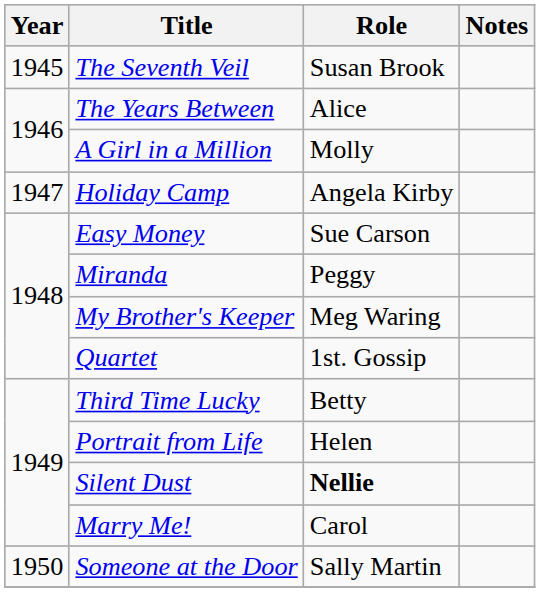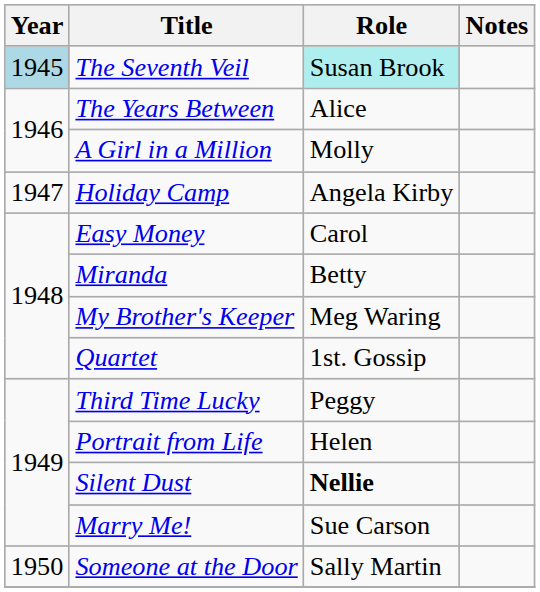(37, 66) no background -> (37, 66) lightblue background
(377, 66) no background -> (377, 66) paleturquoise background
(370, 233) Sue Carson -> (339, 233) Carol
(343, 274) Peggy -> (338, 274) Betty
(338, 399) Betty -> (343, 399) Peggy
(339, 524) Carol -> (370, 524) Sue Carson
